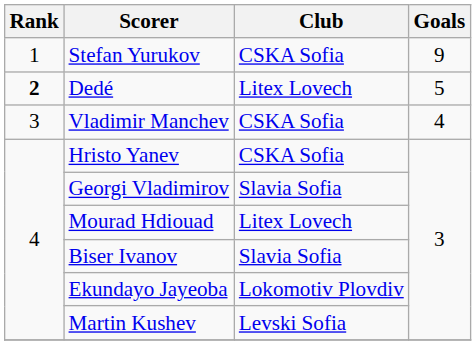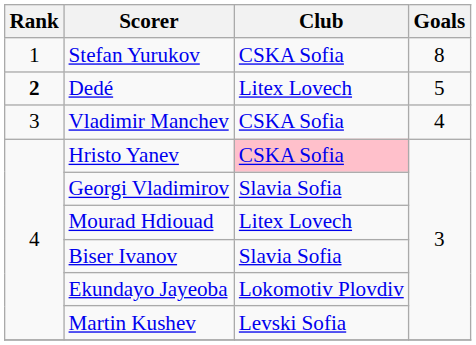(439, 54) 9 -> (439, 54) 8
(291, 155) no background -> (291, 155) pink background
